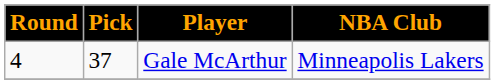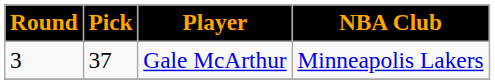(16, 60) 4 -> (16, 60) 3
